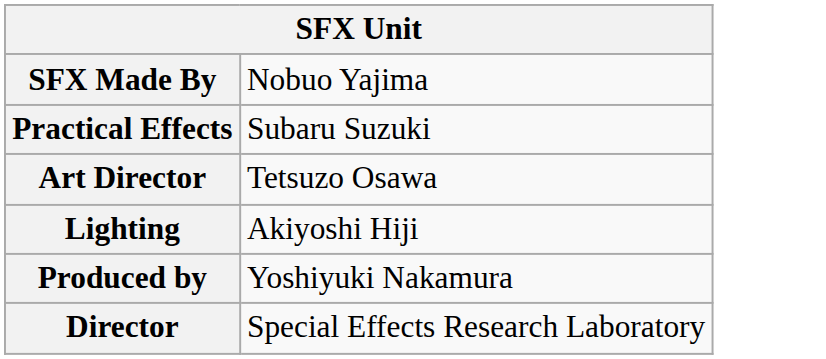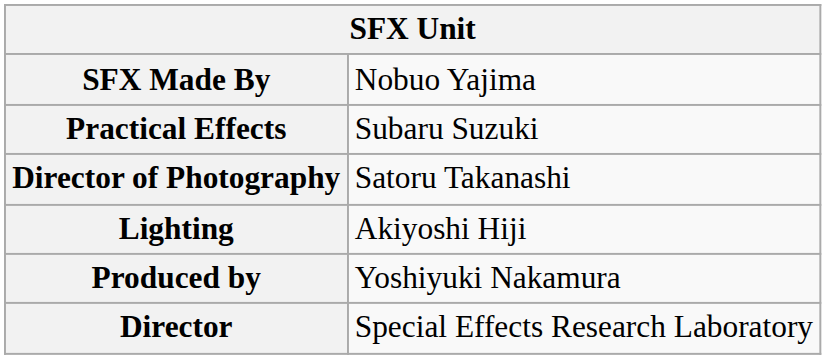+ row: (176, 178)
- row: (122, 178)
